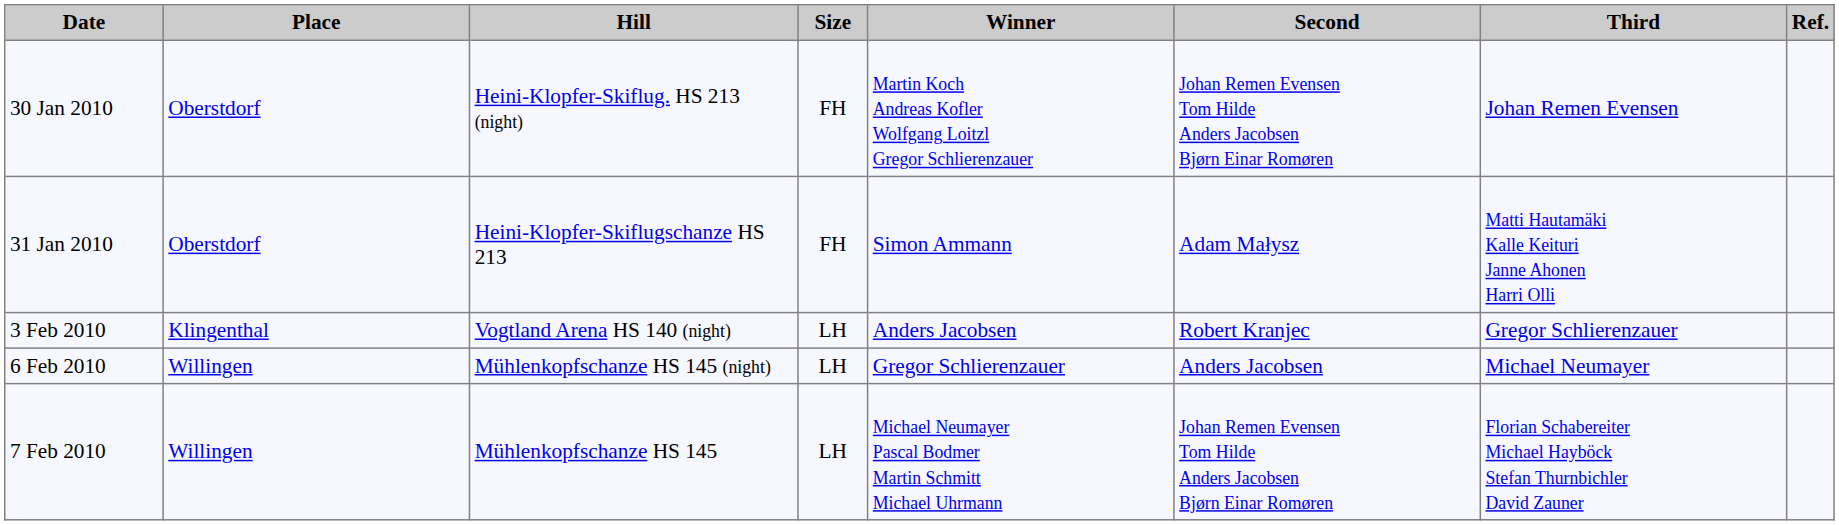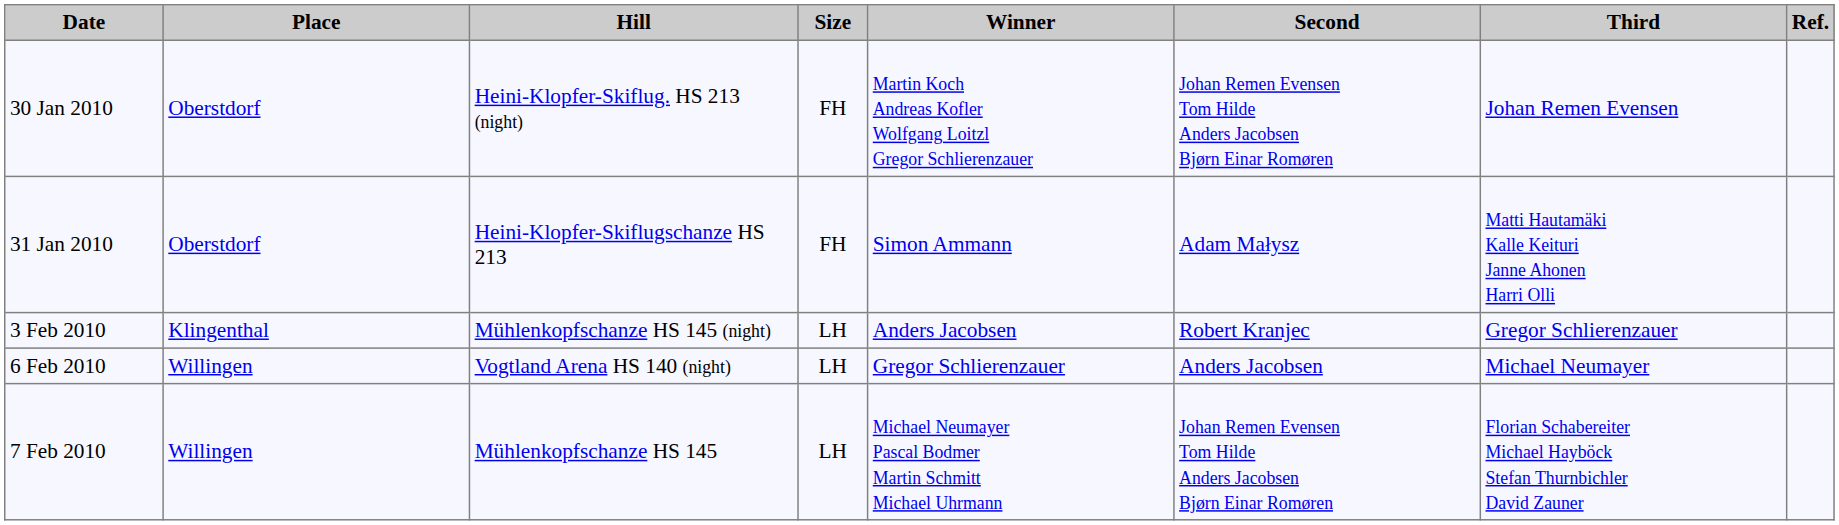(603, 330) Vogtland Arena HS 140 (night) -> (623, 330) Mühlenkopfschanze HS 145 (night)
(623, 365) Mühlenkopfschanze HS 145 (night) -> (603, 365) Vogtland Arena HS 140 (night)
